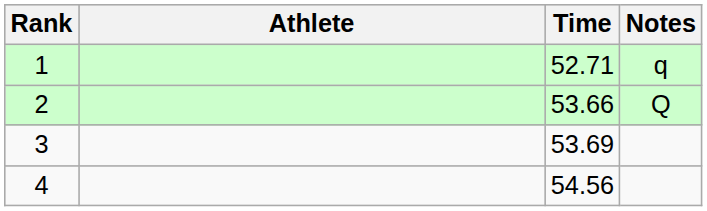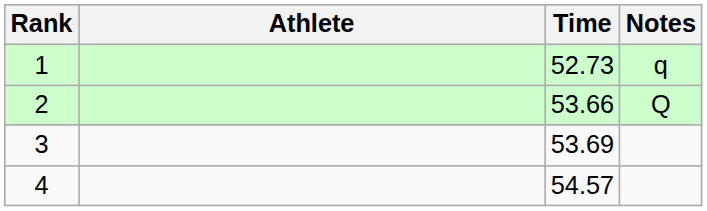(582, 64) 52.71 -> (582, 64) 52.73
(582, 184) 54.56 -> (582, 184) 54.57
